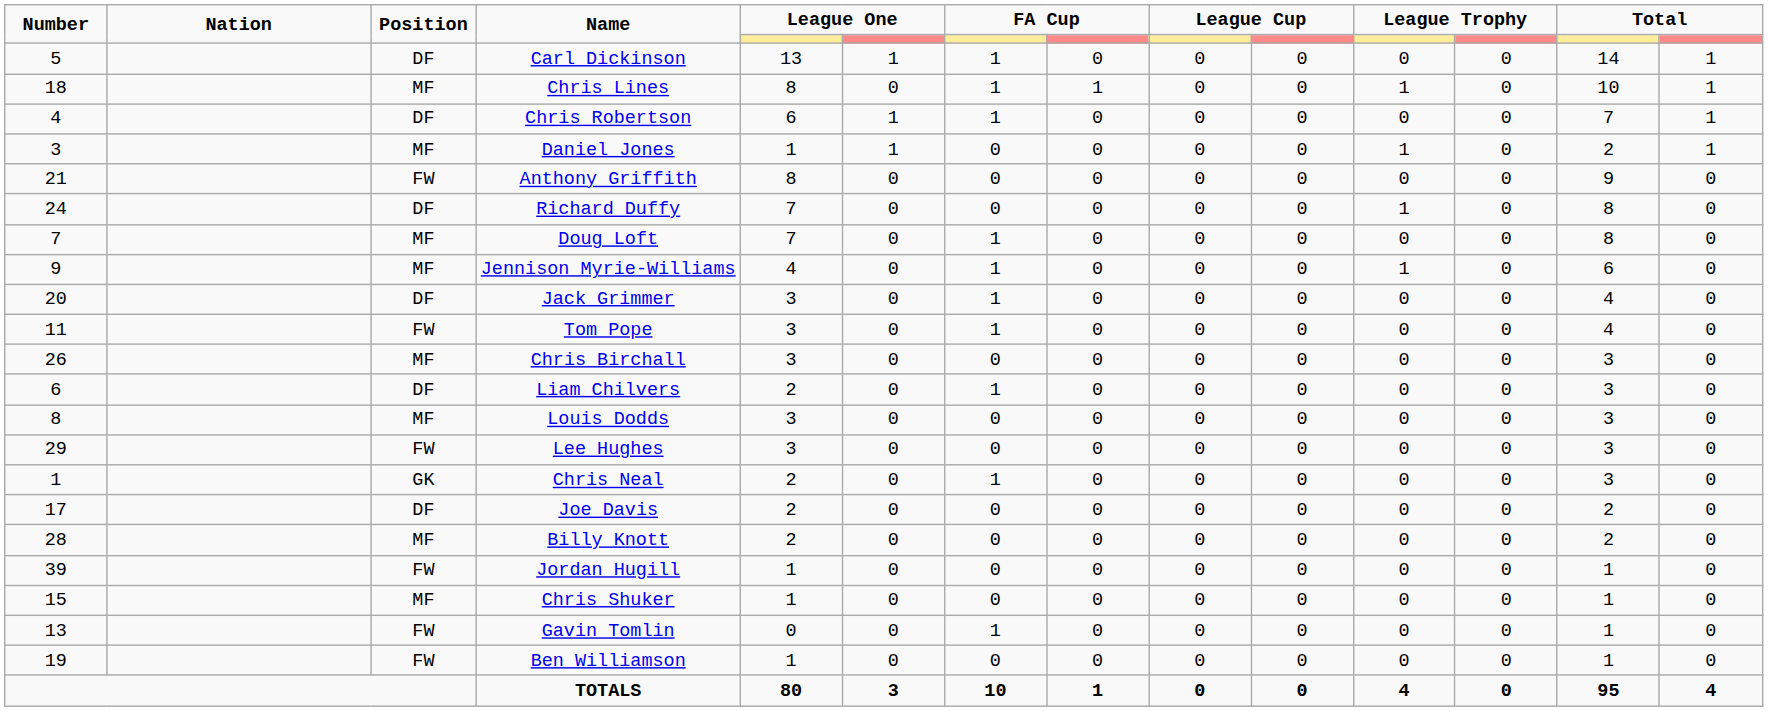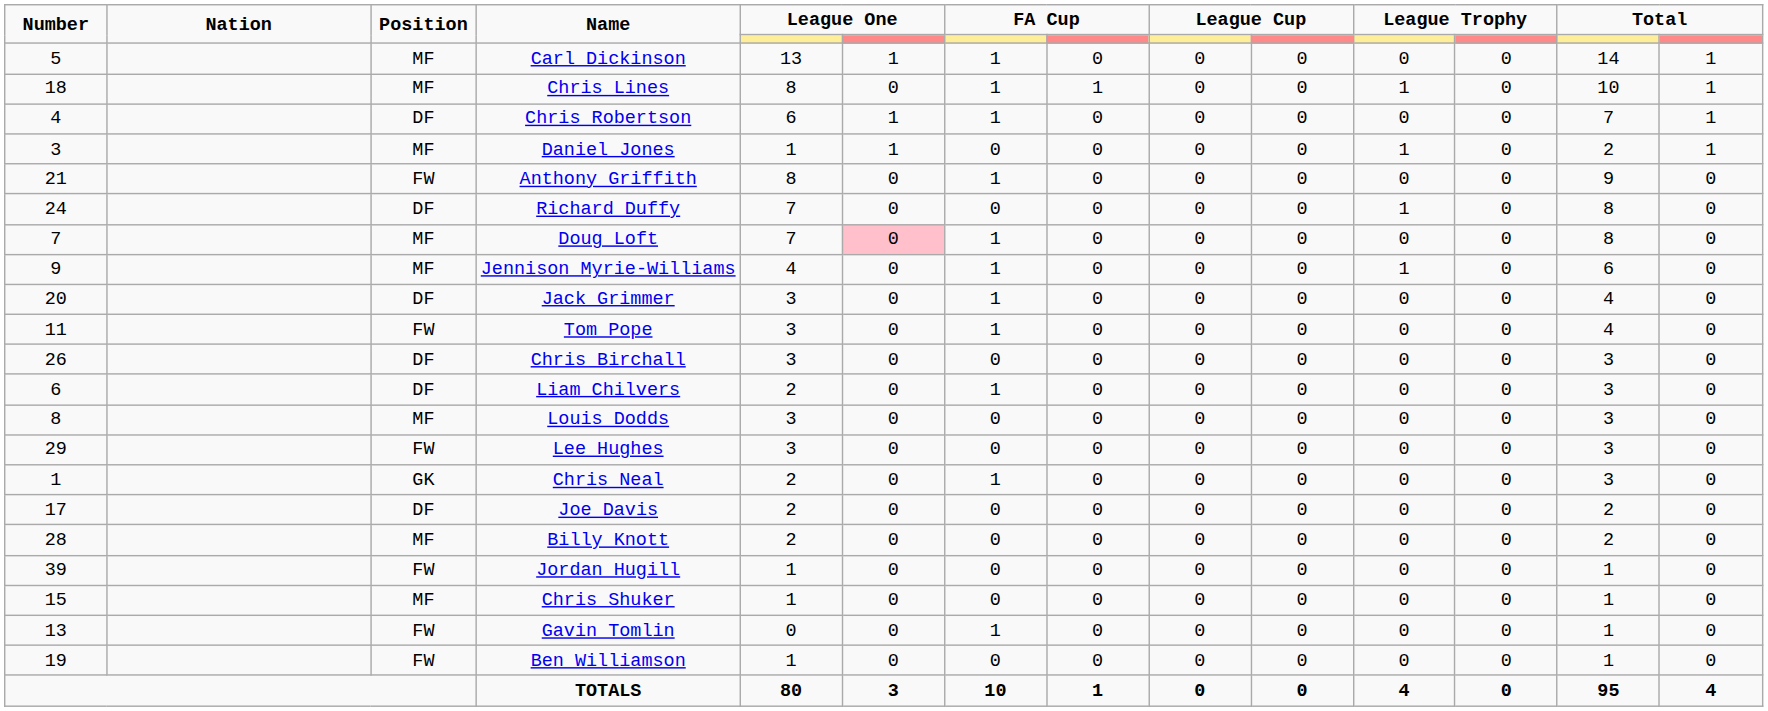(423, 59) DF -> (423, 59) MF
(995, 179) 0 -> (995, 179) 1
(893, 239) no background -> (893, 239) pink background
(423, 359) MF -> (423, 359) DF
